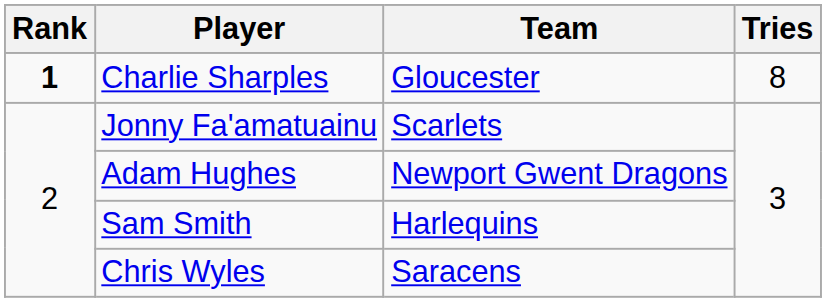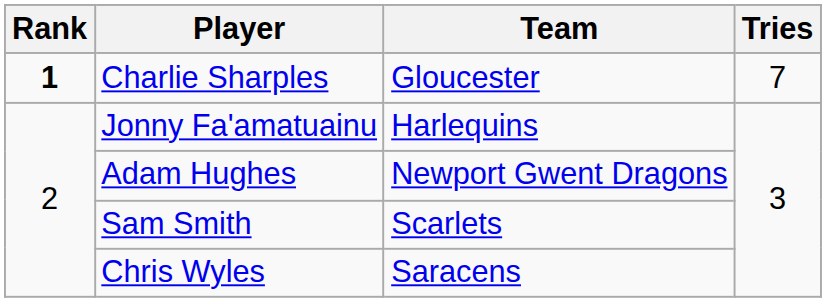(778, 77) 8 -> (778, 77) 7
(447, 126) Scarlets -> (465, 126) Harlequins
(465, 223) Harlequins -> (447, 223) Scarlets
